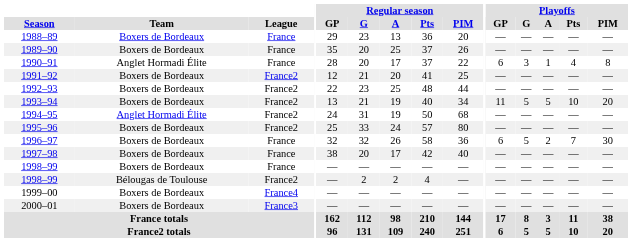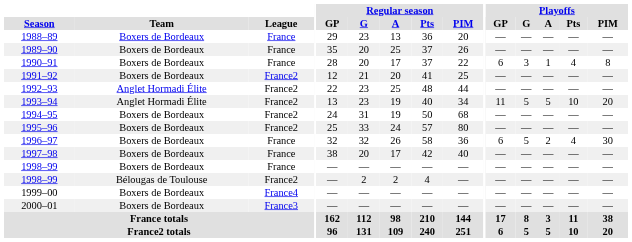(162, 62) Anglet Hormadi Élite -> (162, 62) Boxers de Bordeaux
(162, 88) Boxers de Bordeaux -> (162, 88) Anglet Hormadi Élite
(162, 101) Boxers de Bordeaux -> (162, 101) Anglet Hormadi Élite
(364, 101) 21 -> (364, 101) 23
(162, 114) Anglet Hormadi Élite -> (162, 114) Boxers de Bordeaux
(573, 140) 7 -> (573, 140) 4
